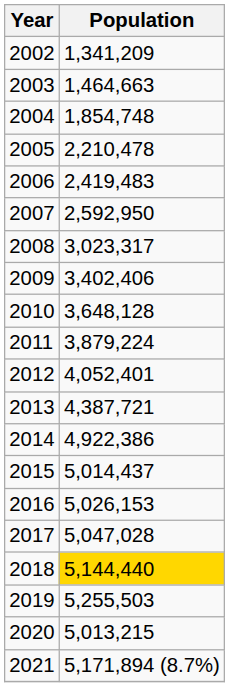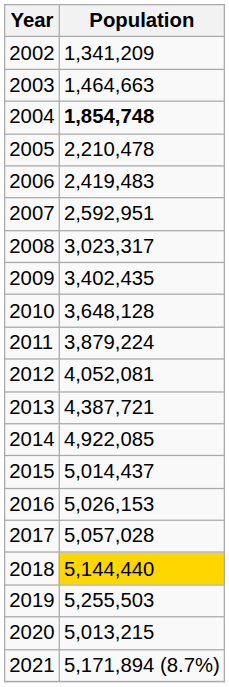(109, 117) normal -> (109, 117) bold
(109, 213) 2,592,950 -> (109, 213) 2,592,951
(109, 278) 3,402,406 -> (109, 278) 3,402,435
(109, 375) 4,052,401 -> (109, 375) 4,052,081
(109, 439) 4,922,386 -> (109, 439) 4,922,085
(109, 536) 5,047,028 -> (109, 536) 5,057,028
